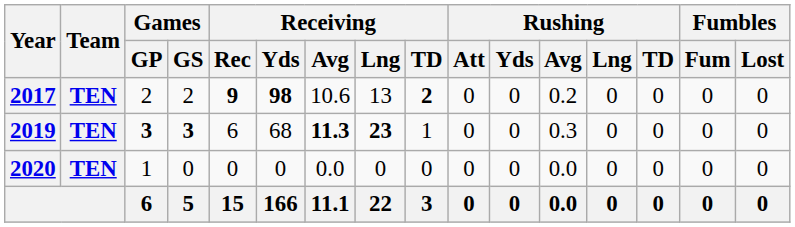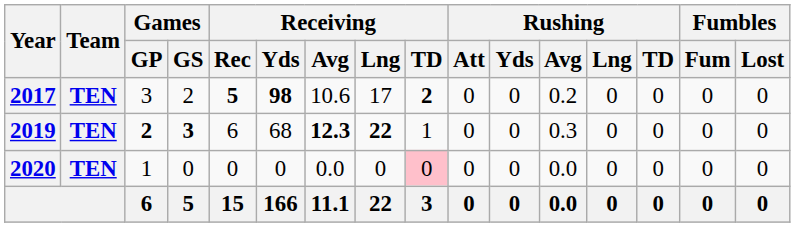(147, 95) 2 -> (147, 95) 3
(232, 95) 9 -> (232, 95) 5
(380, 95) 13 -> (380, 95) 17
(147, 131) 3 -> (147, 131) 2
(330, 131) 11.3 -> (330, 131) 12.3
(380, 131) 23 -> (380, 131) 22
(427, 167) no background -> (427, 167) pink background
